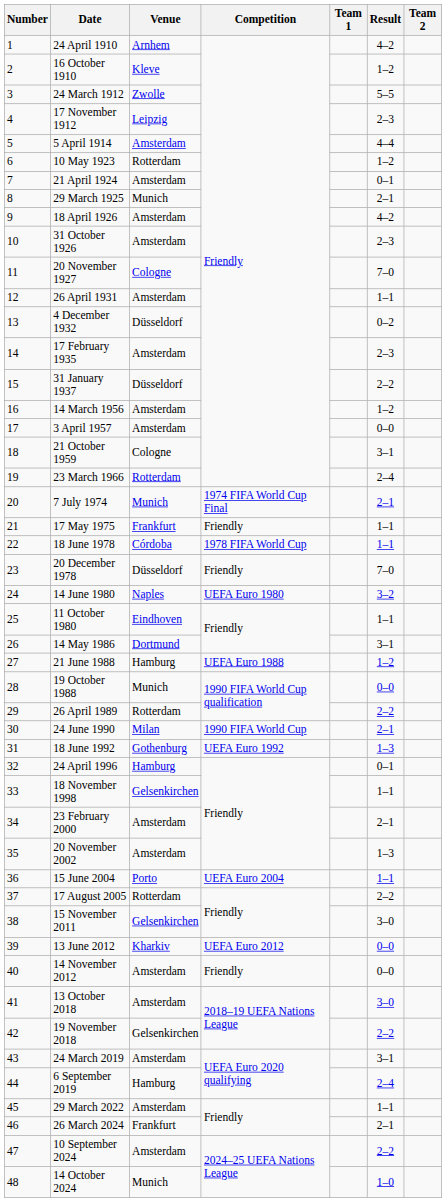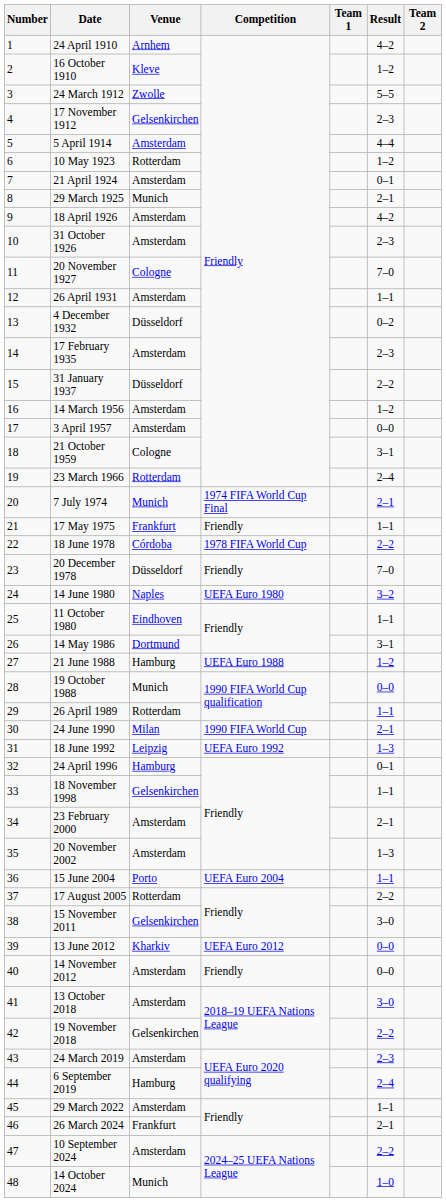(150, 119) Leipzig -> (165, 119) Gelsenkirchen
(385, 545) 1–1 -> (385, 545) 2–2
(385, 711) 2–2 -> (385, 711) 1–1
(159, 748) Gothenburg -> (150, 748) Leipzig
(385, 1058) 3–1 -> (385, 1058) 2–3
